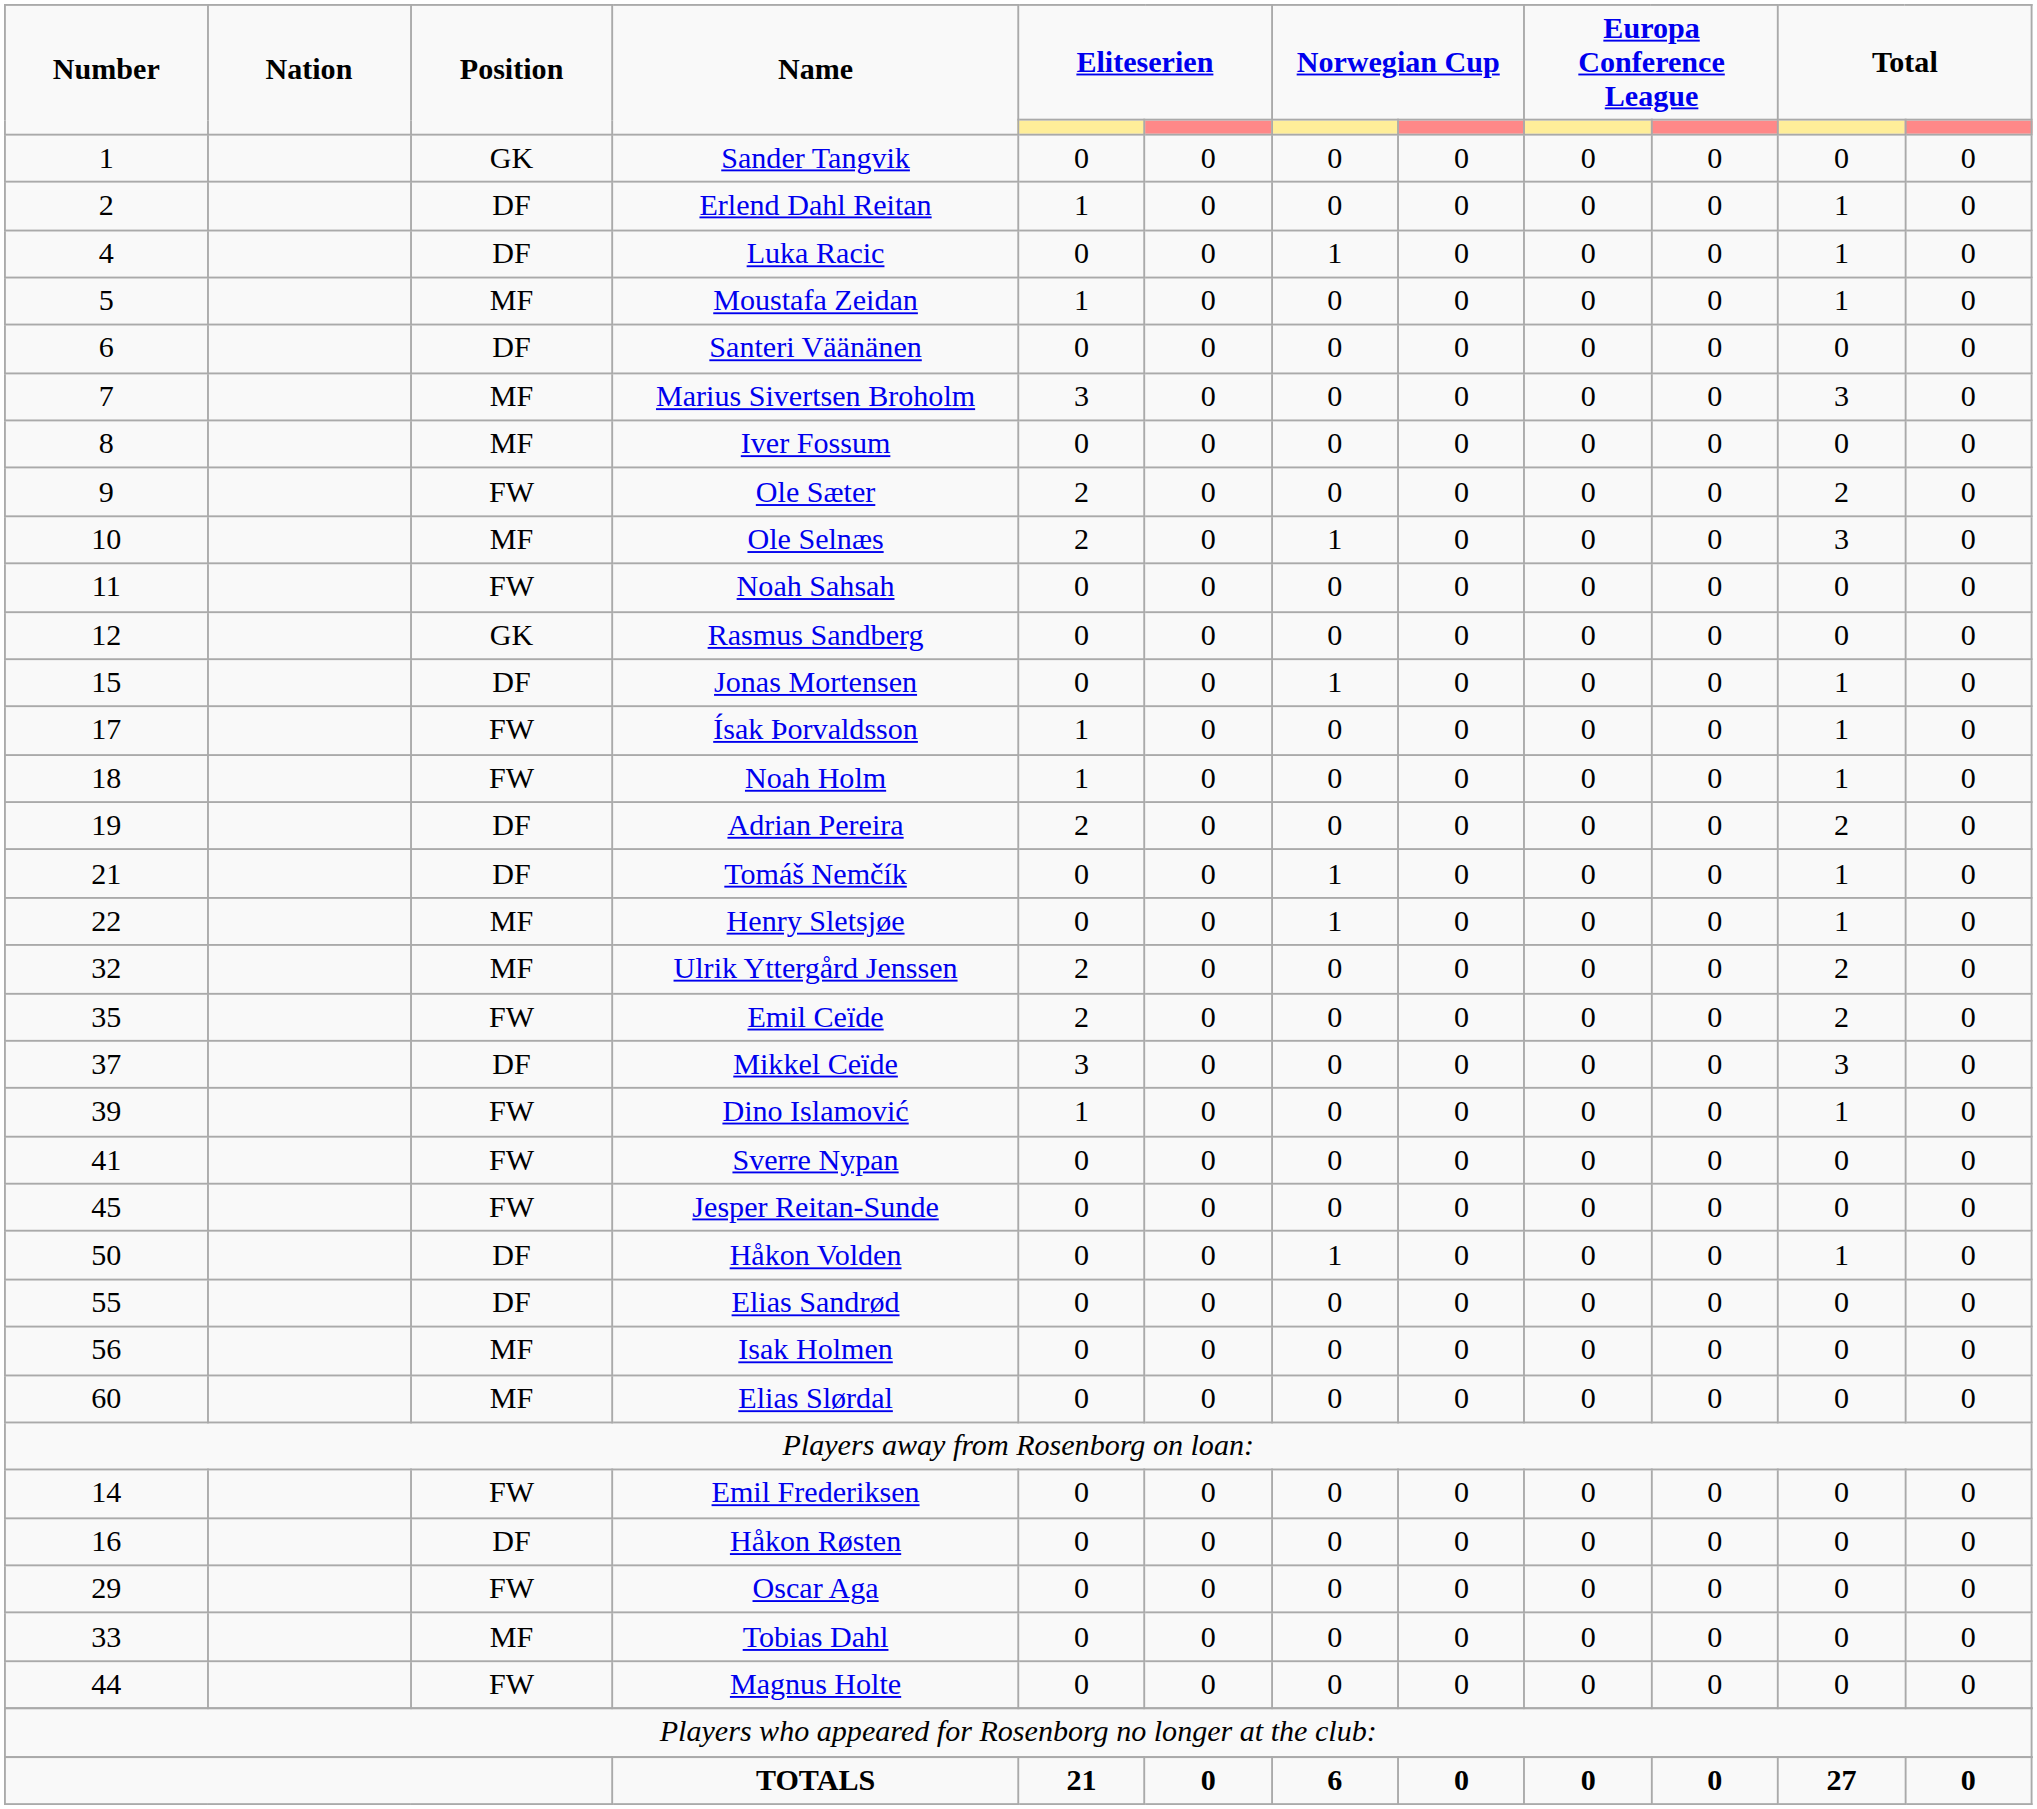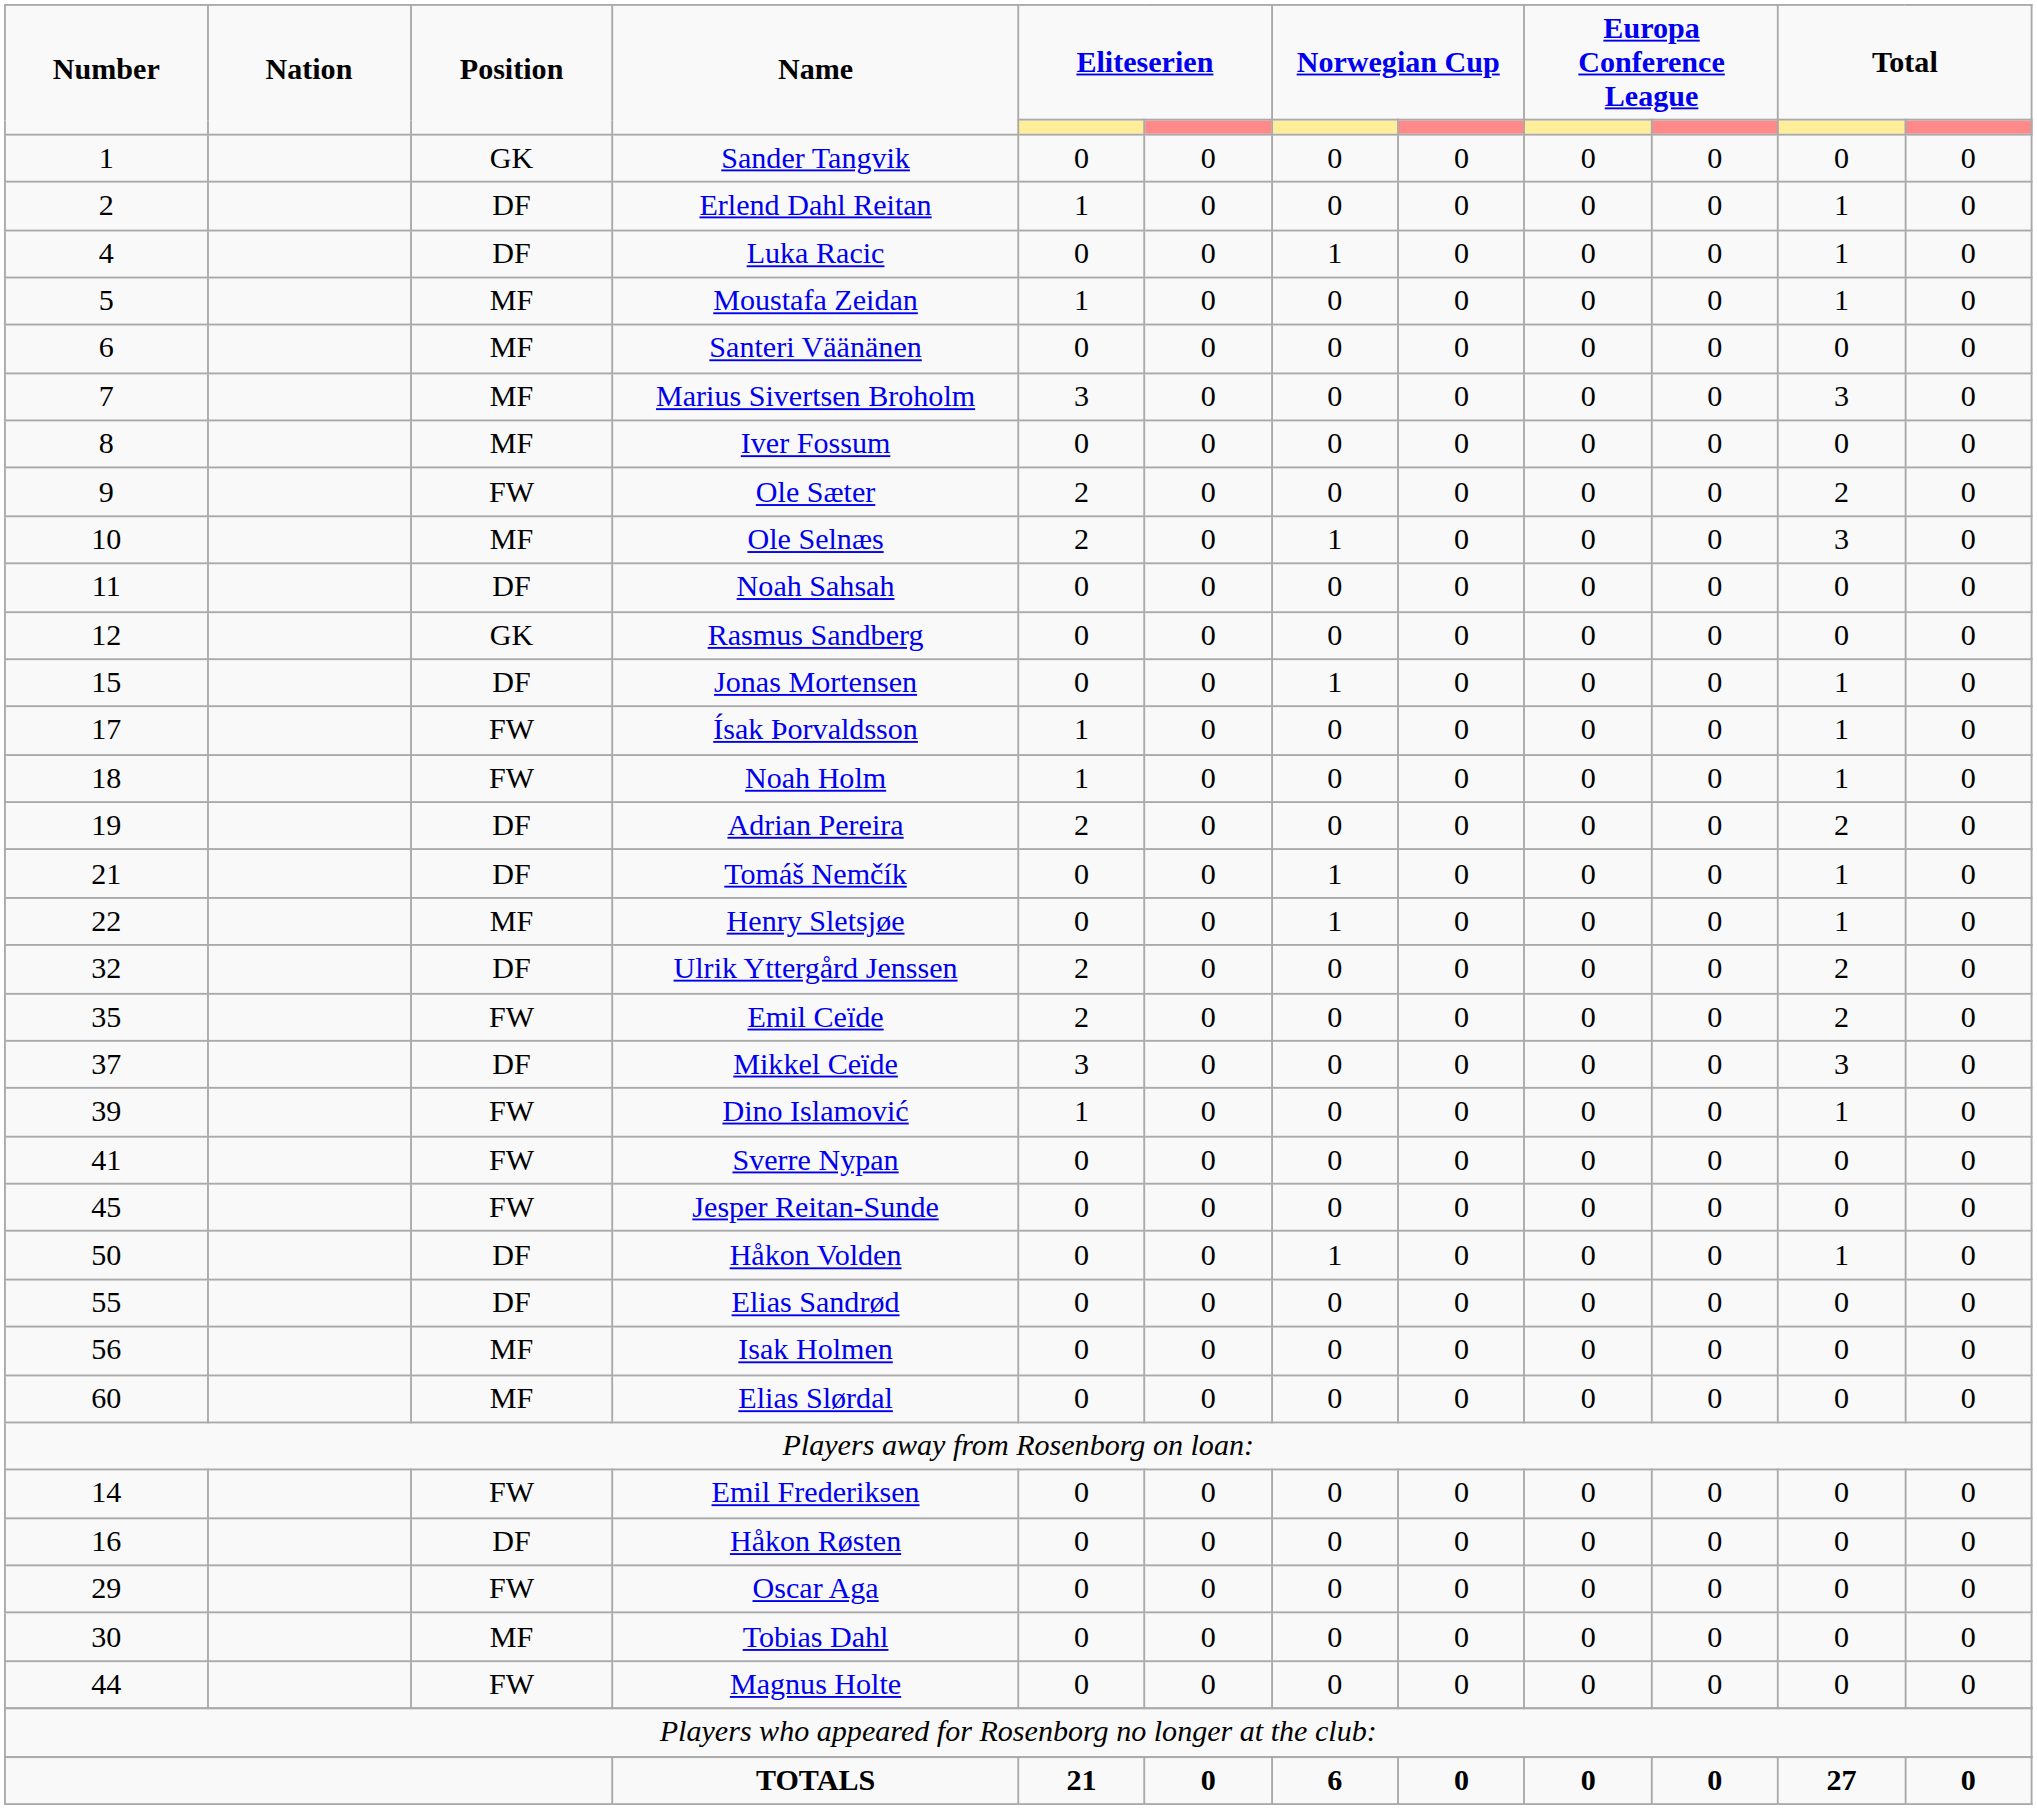(512, 348) DF -> (512, 348) MF
(512, 586) FW -> (512, 586) DF
(512, 968) MF -> (512, 968) DF
(106, 1636) 33 -> (106, 1636) 30
